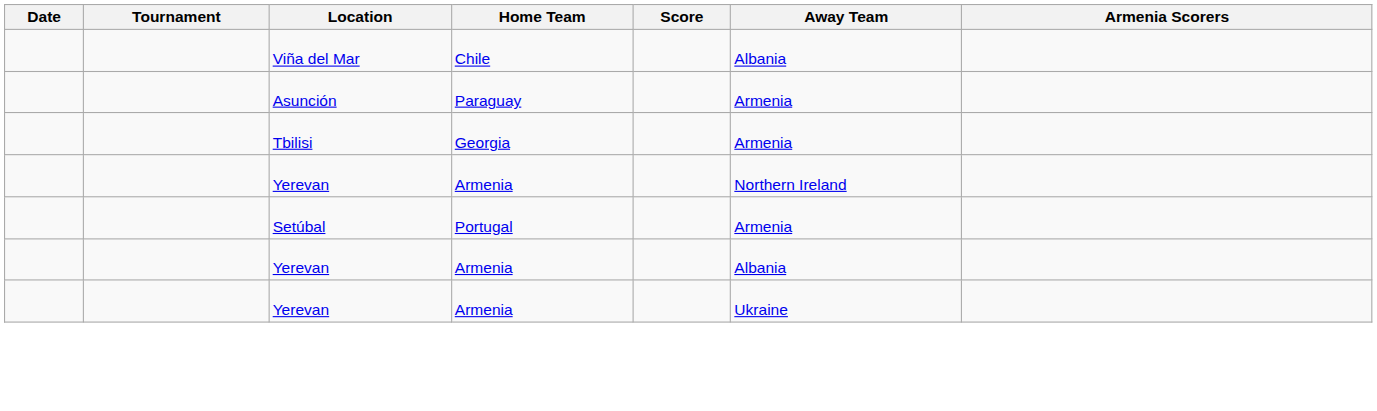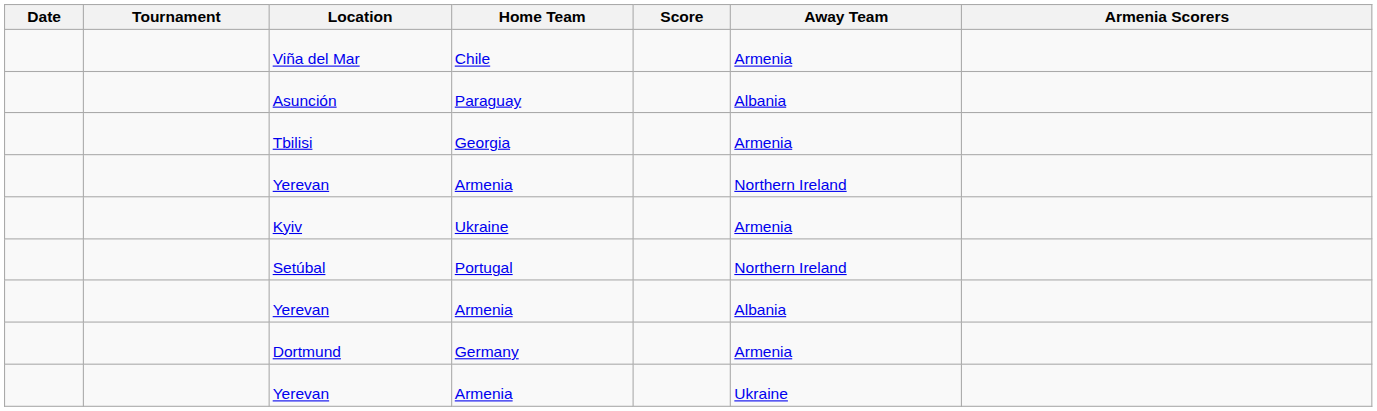(760, 59) Albania -> (763, 59) Armenia
(763, 101) Armenia -> (760, 101) Albania
+ row: (287, 226)
(763, 226) Armenia -> (790, 268) Northern Ireland
+ row: (307, 352)
